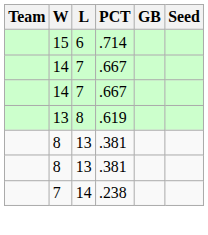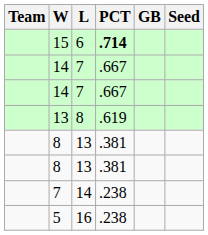(113, 42) normal -> (113, 42) bold
+ row: (57, 218)
